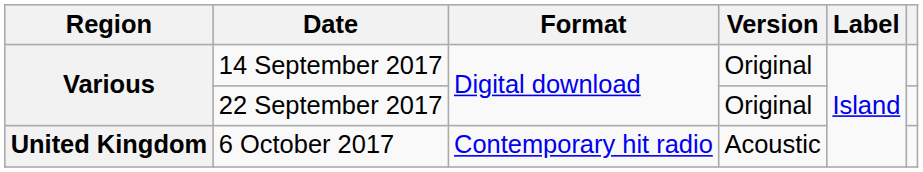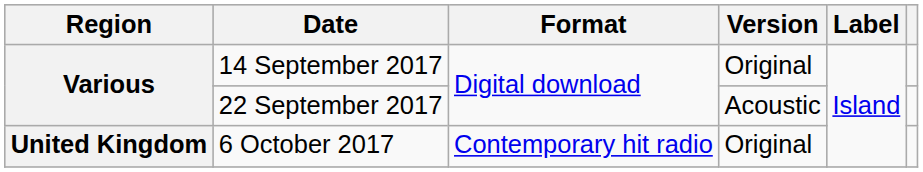(768, 105) Original -> (773, 105) Acoustic
(773, 145) Acoustic -> (768, 145) Original
